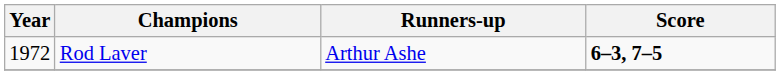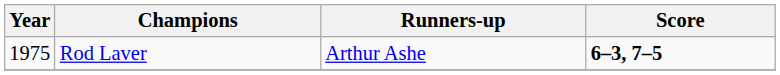(30, 53) 1972 -> (30, 53) 1975
